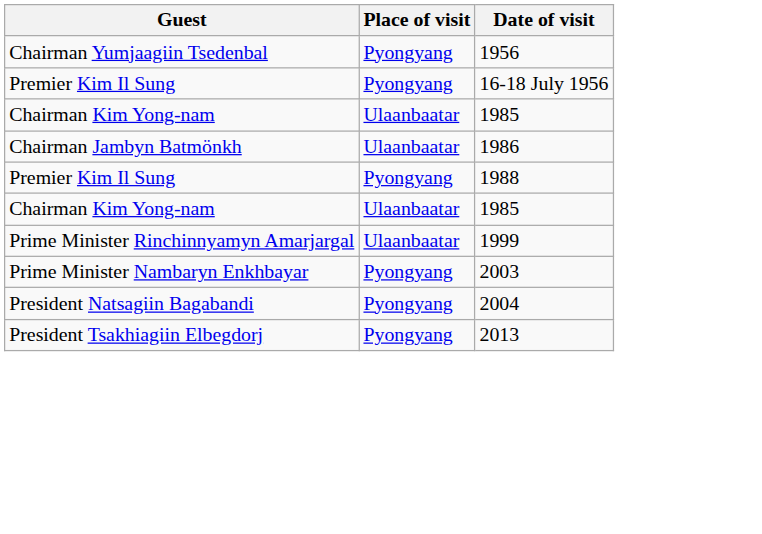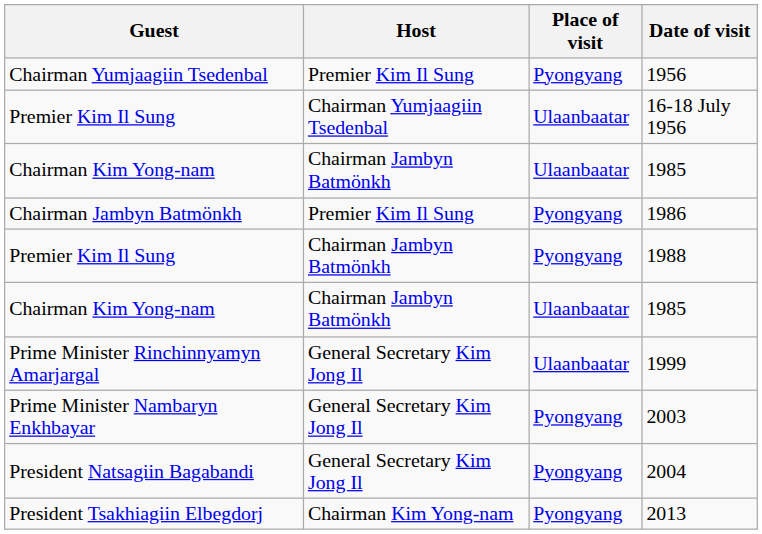+ column: (416, 31)
(408, 83) Pyongyang -> (581, 116) Ulaanbaatar
(411, 146) Ulaanbaatar -> (578, 213) Pyongyang
